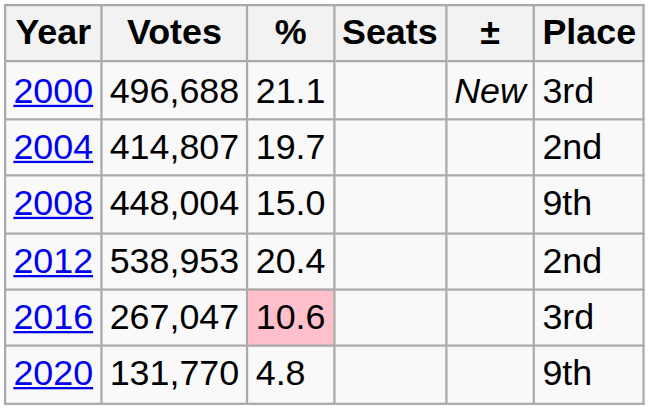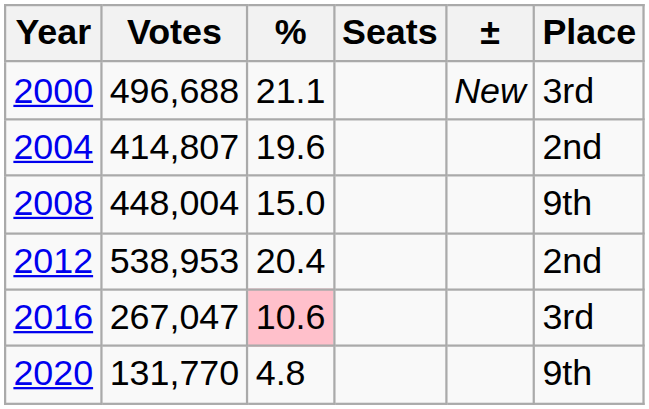(291, 146) 19.7 -> (291, 146) 19.6
